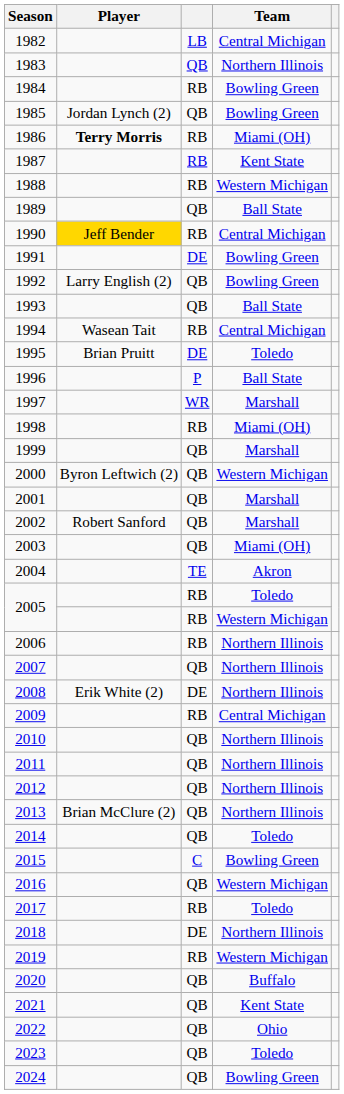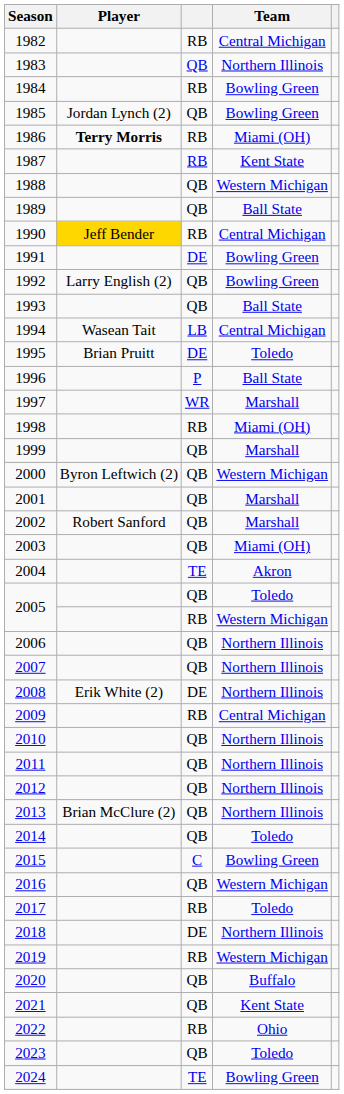(197, 40) LB -> (197, 40) RB
(197, 185) RB -> (197, 185) QB
(197, 329) RB -> (197, 329) LB
(197, 595) RB -> (197, 595) QB
(197, 643) RB -> (197, 643) QB
(197, 1029) QB -> (197, 1029) RB
(197, 1077) QB -> (197, 1077) TE
